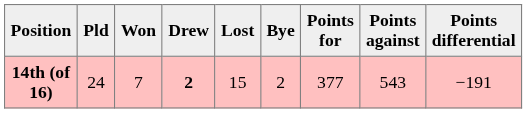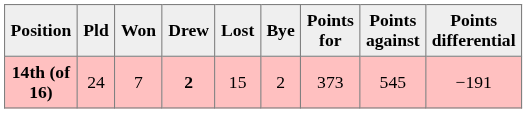(330, 82) 377 -> (330, 82) 373
(393, 82) 543 -> (393, 82) 545
